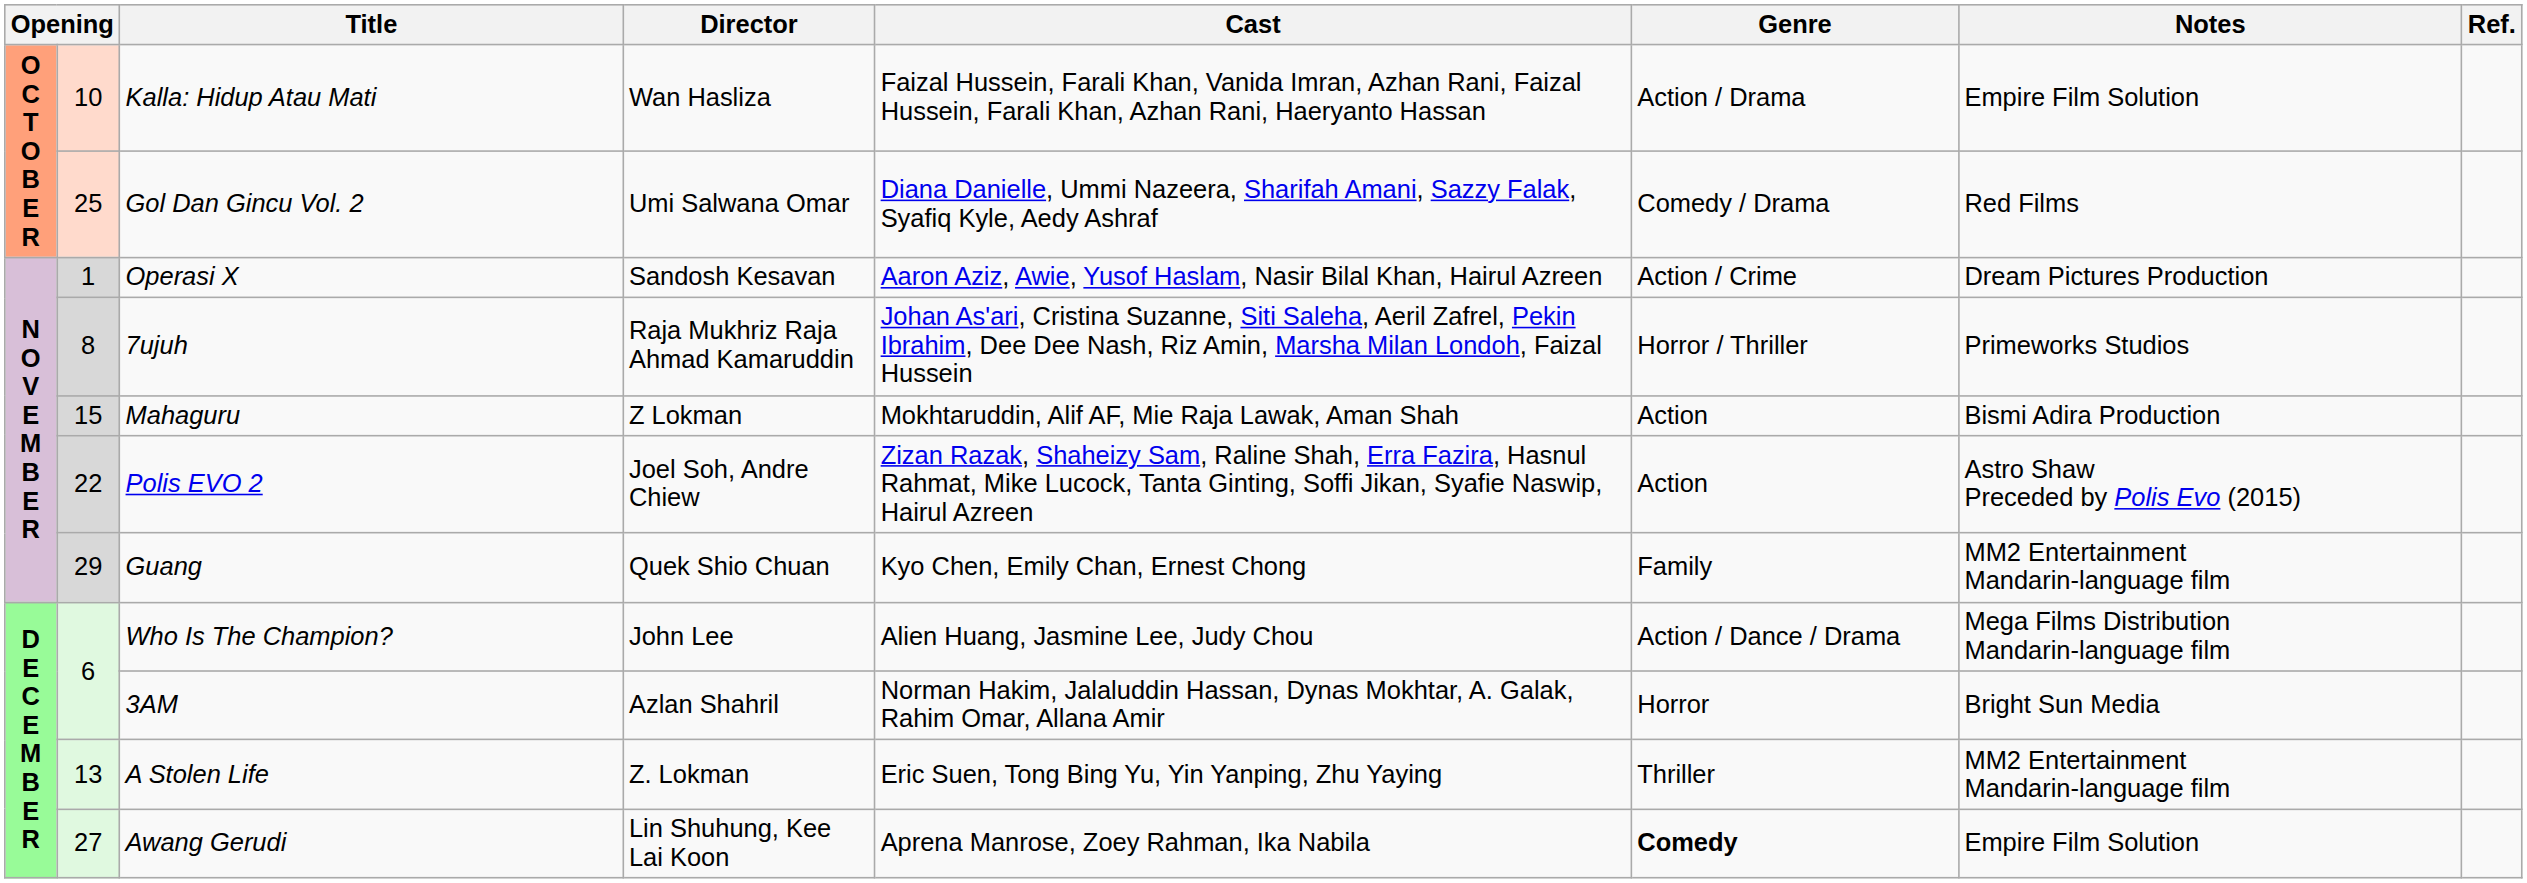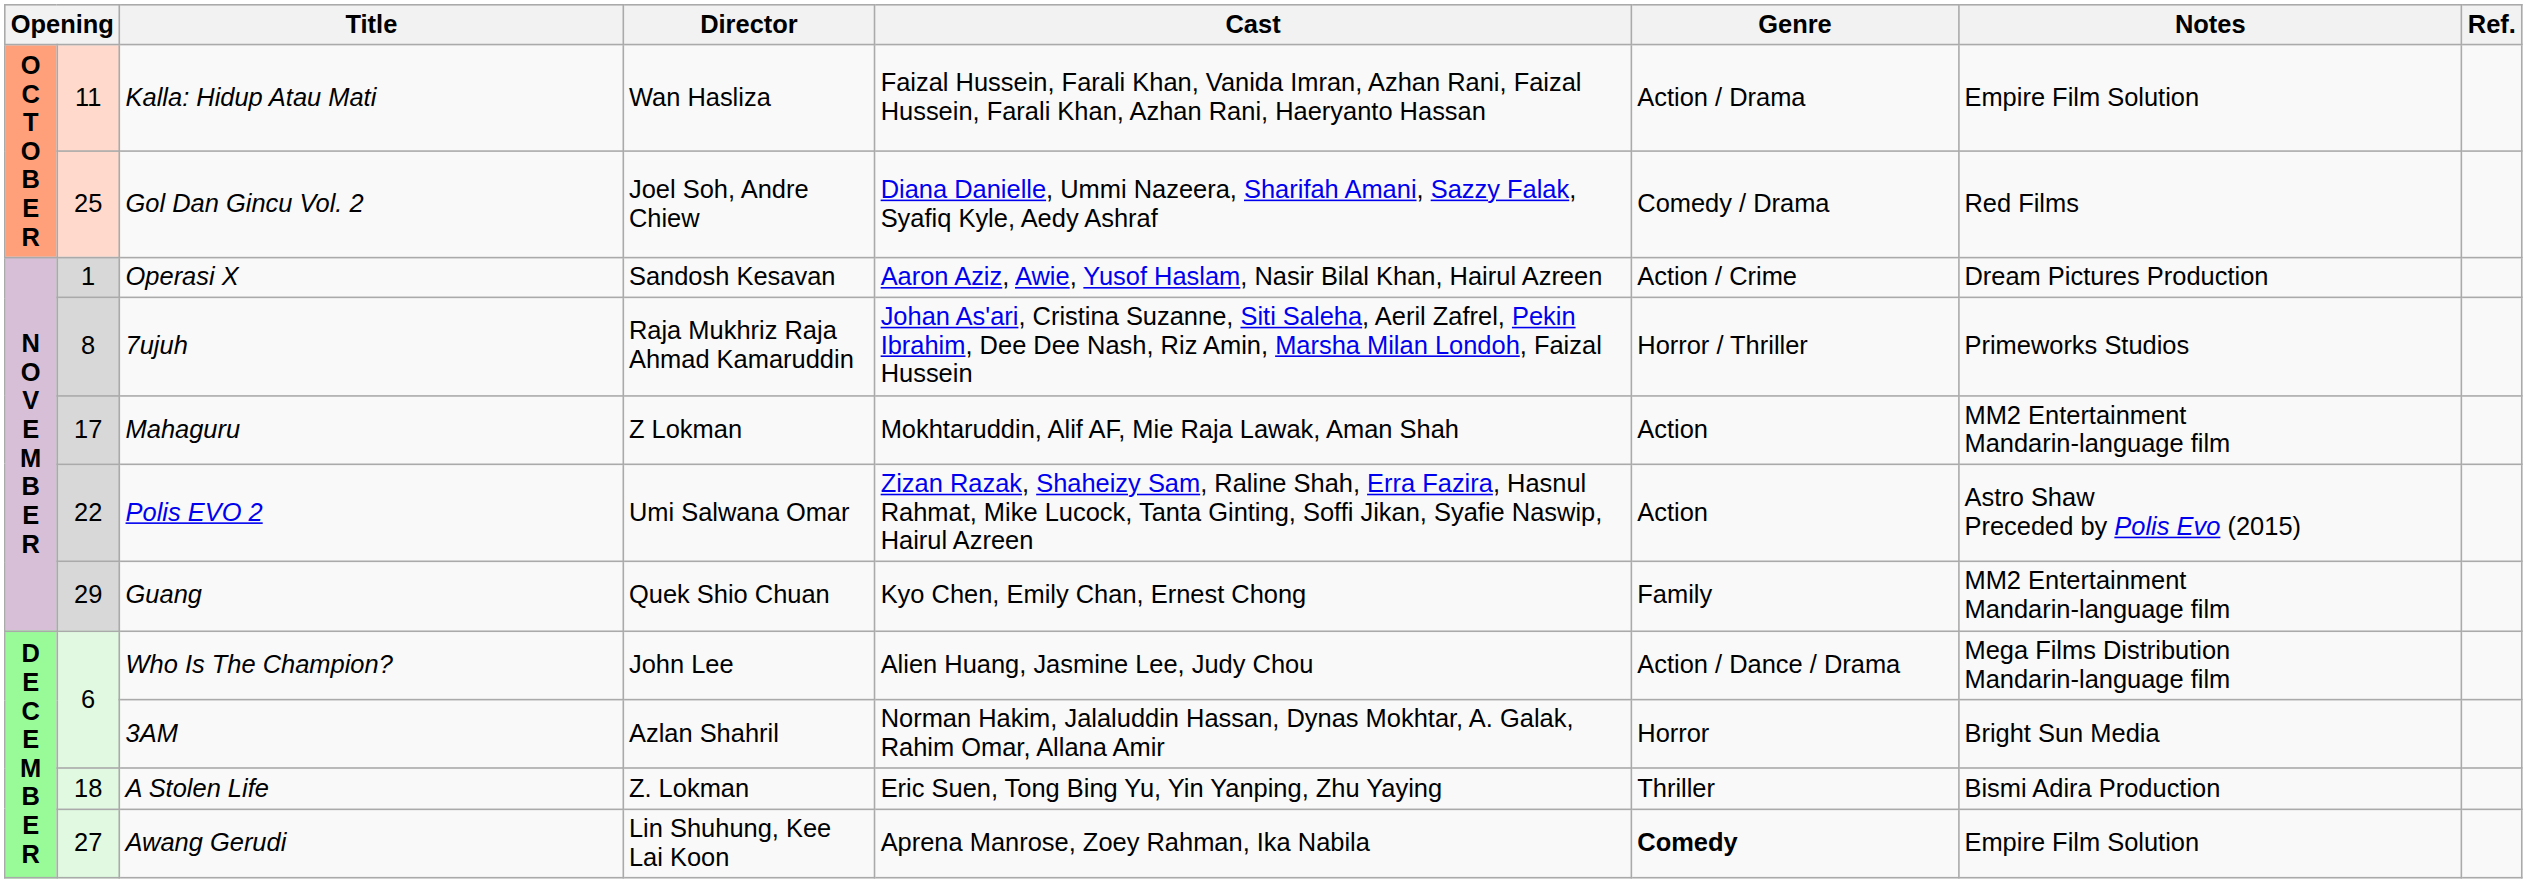(88, 97) 10 -> (88, 97) 11
(739, 203) Umi Salwana Omar -> (719, 203) Joel Soh, Andre Chiew
(88, 415) 15 -> (88, 429) 17
(2092, 415) Bismi Adira Production -> (2097, 429) MM2 Entertainment Mandarin-language film
(719, 483) Joel Soh, Andre Chiew -> (739, 512) Umi Salwana Omar
(88, 774) 13 -> (88, 788) 18
(2097, 774) MM2 Entertainment Mandarin-language film -> (2092, 788) Bismi Adira Production
